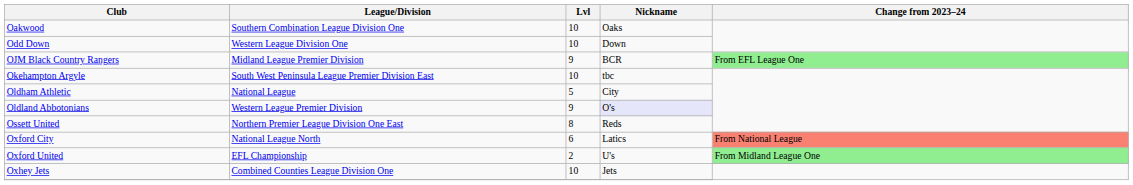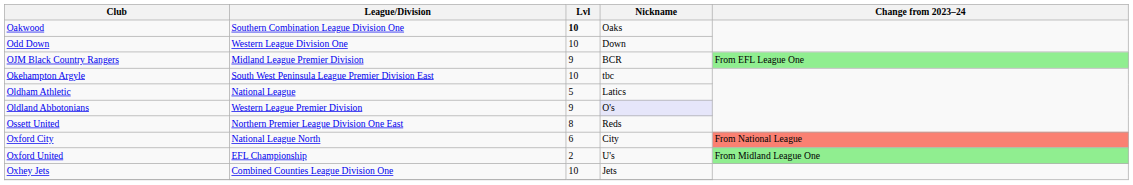(573, 27) normal -> (573, 27) bold
(611, 91) City -> (614, 91) Latics
(614, 139) Latics -> (611, 139) City
